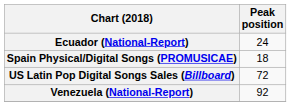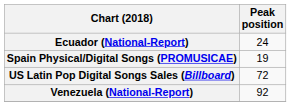(263, 59) 18 -> (263, 59) 19
